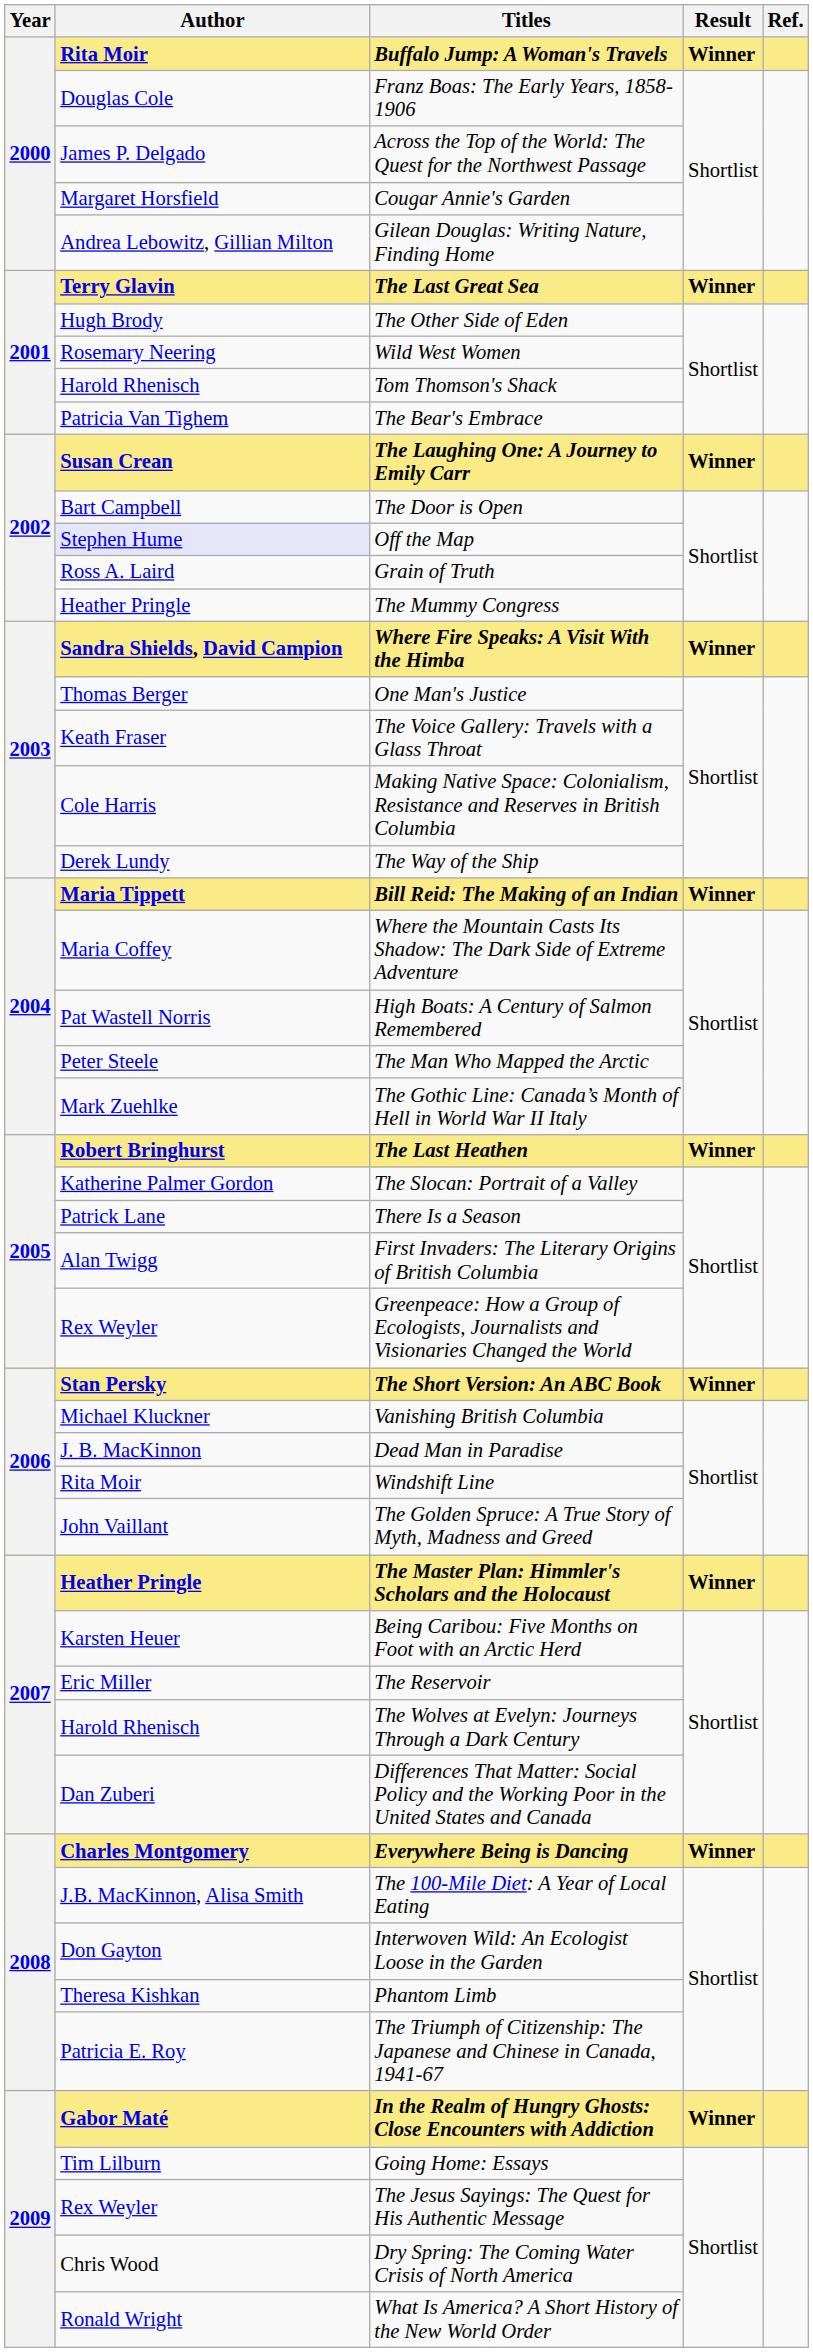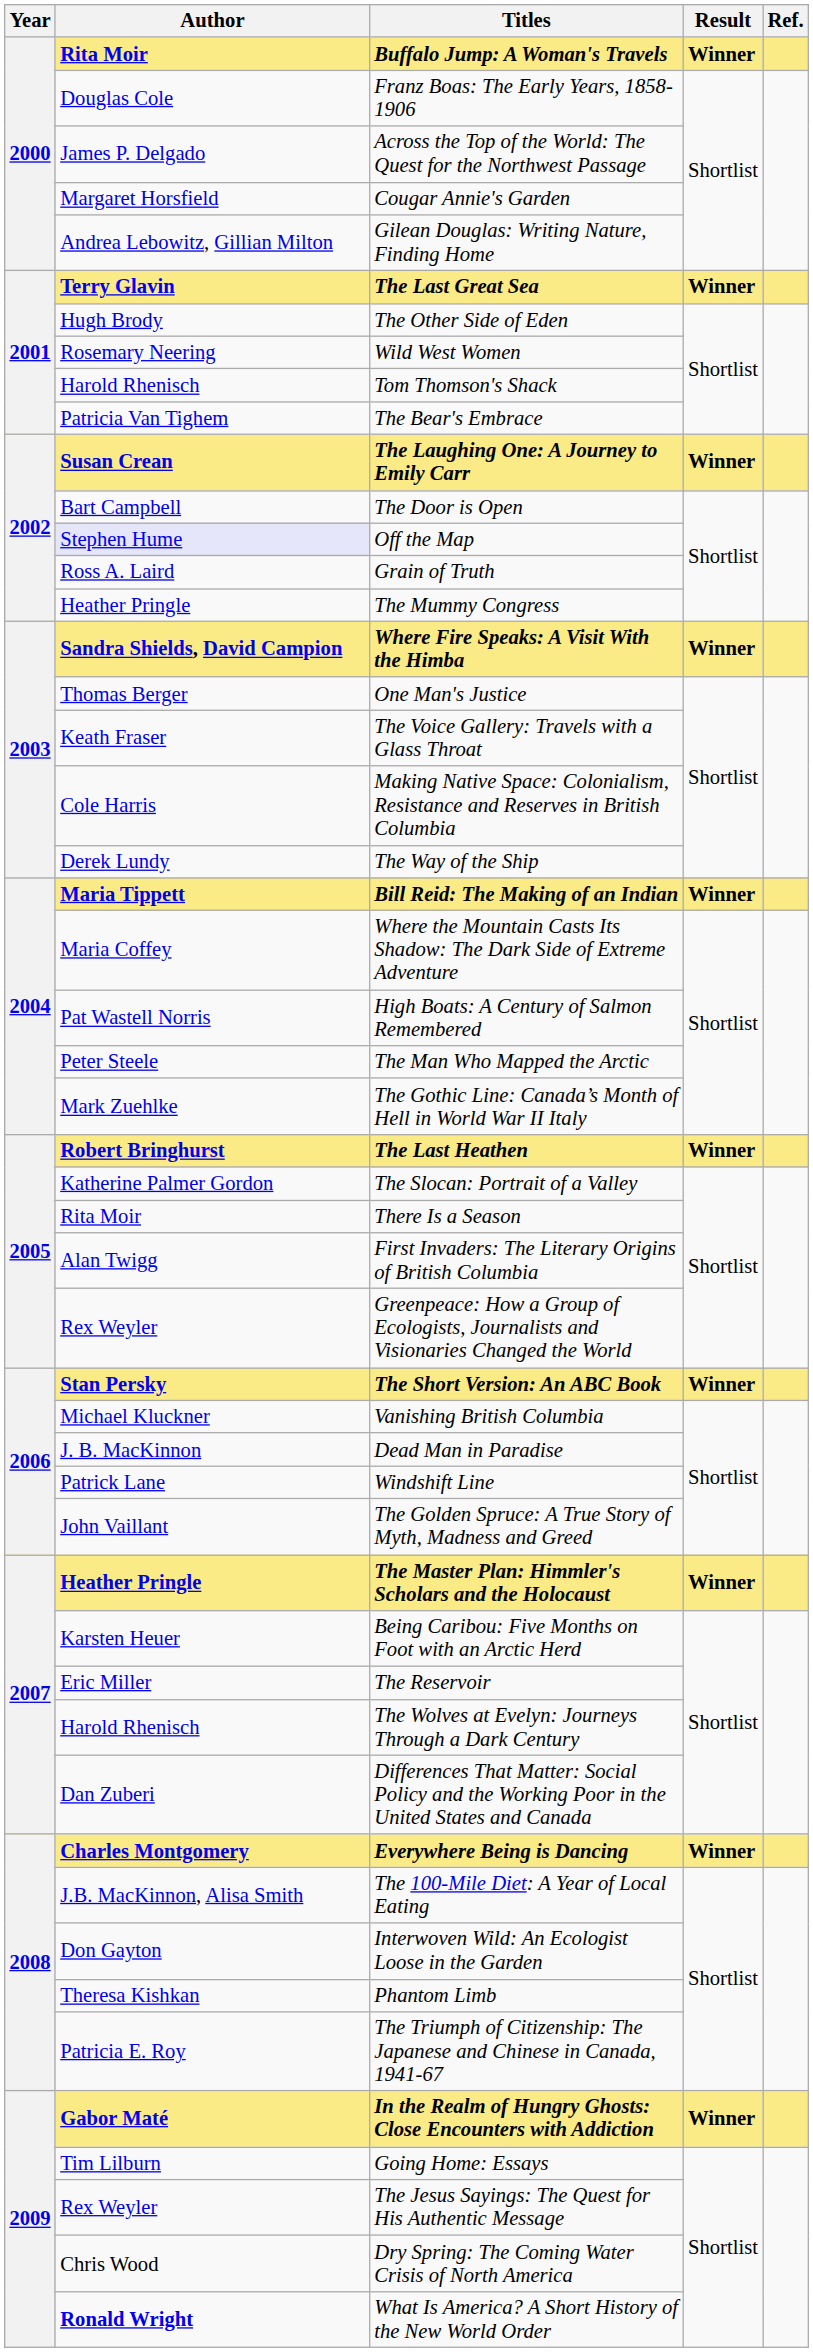(113, 1216) Patrick Lane -> (101, 1216) Rita Moir
(101, 1482) Rita Moir -> (113, 1482) Patrick Lane
(121, 2319) normal -> (127, 2319) bold
